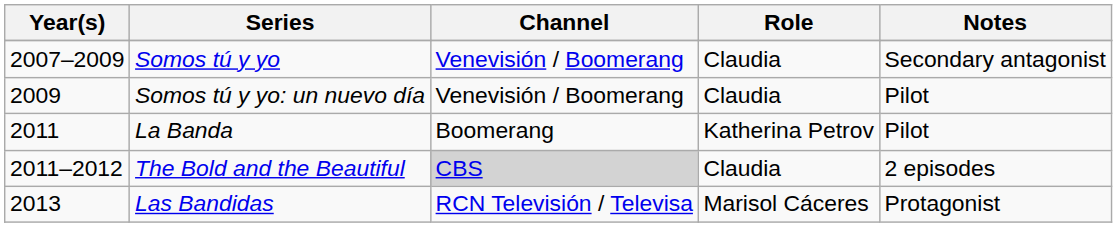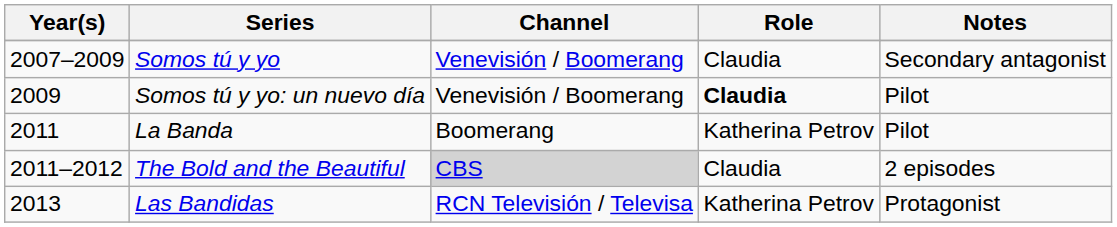(742, 95) normal -> (745, 95) bold
(786, 204) Marisol Cáceres -> (789, 204) Katherina Petrov
